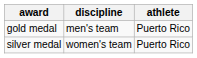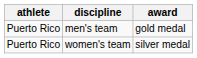columns swapped: (163, 12) <-> (34, 12)
